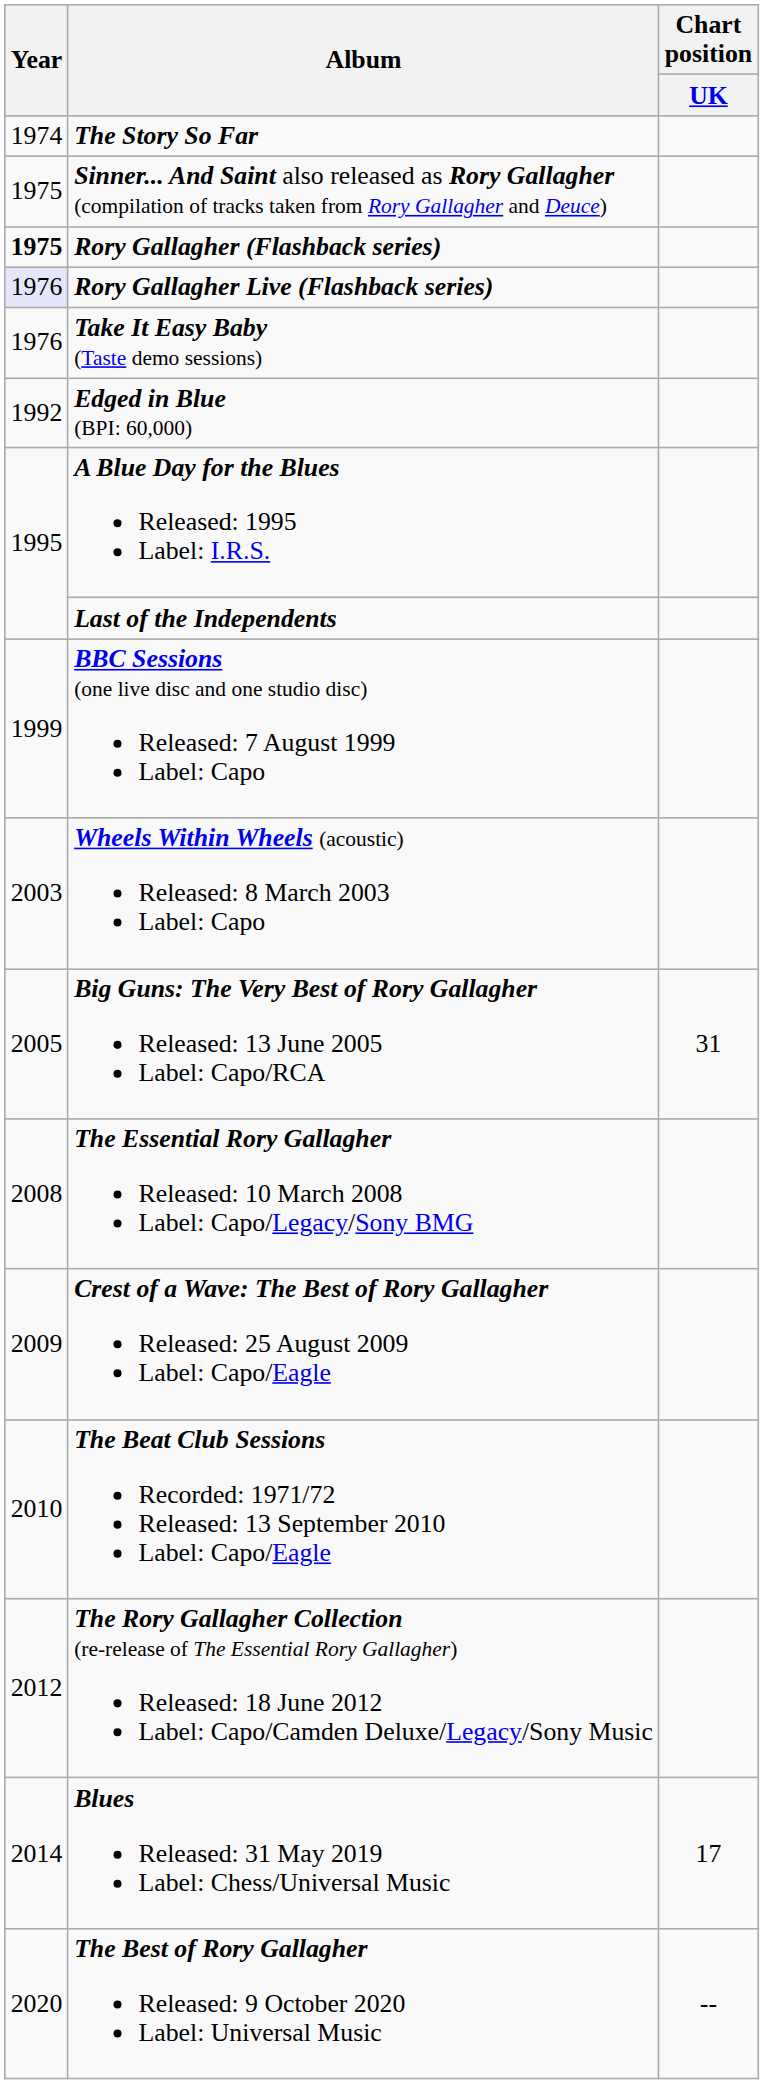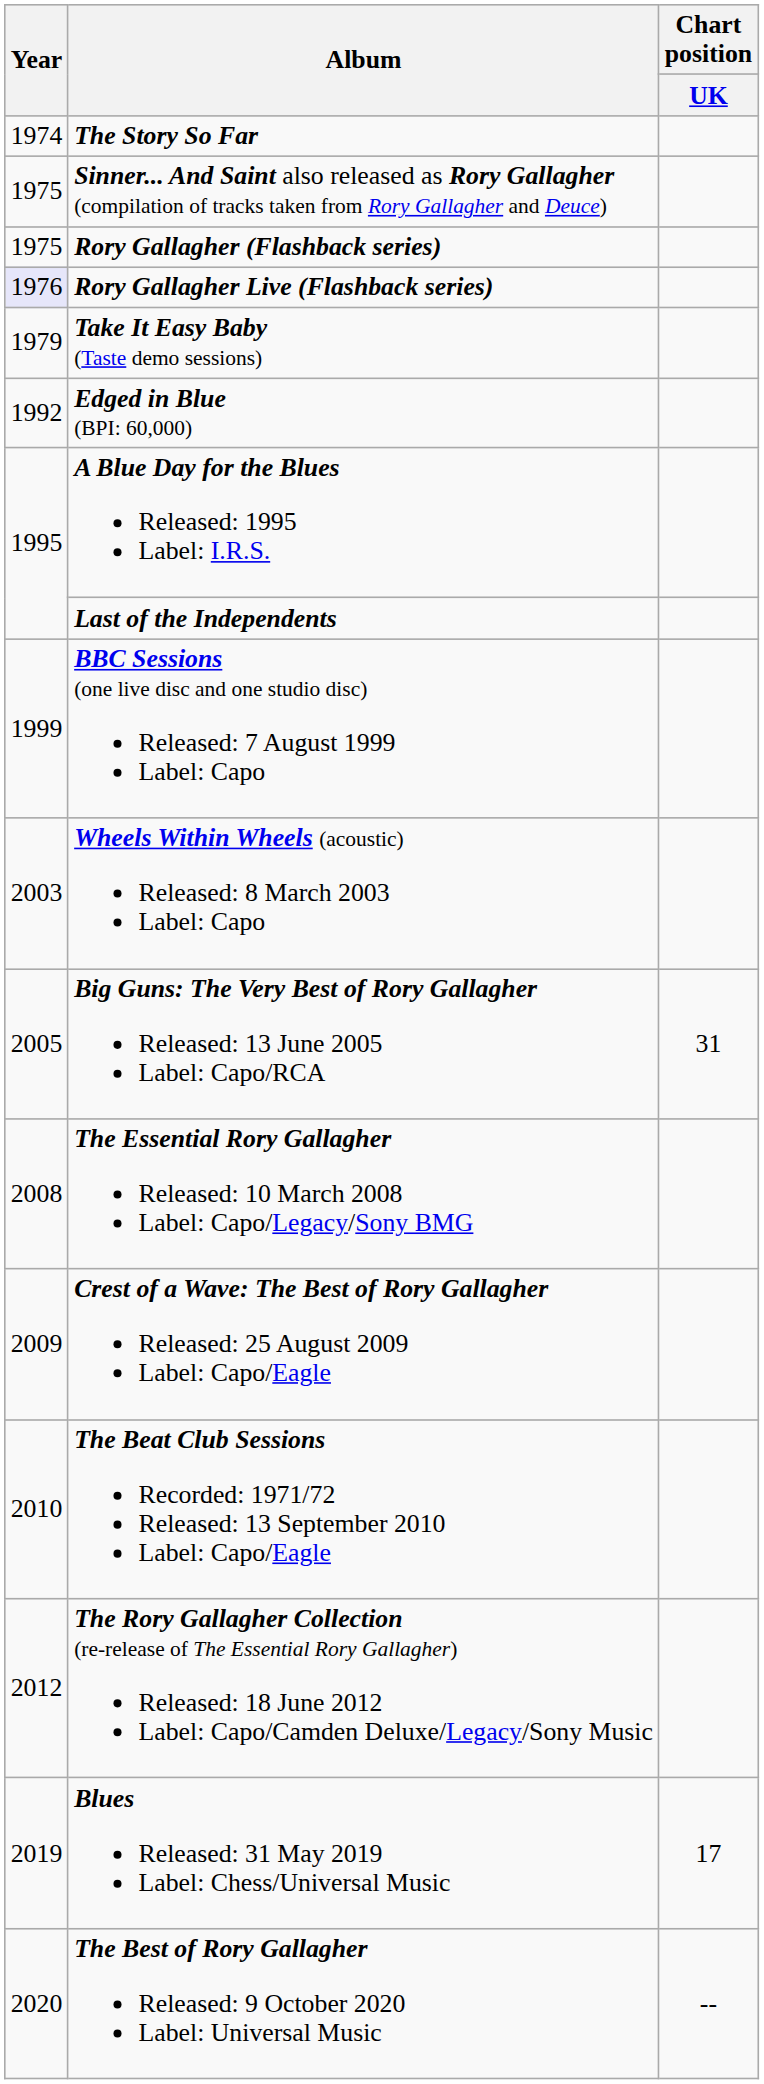(37, 246) bold -> (37, 246) normal
(37, 342) 1976 -> (37, 342) 1979
(37, 1852) 2014 -> (37, 1852) 2019
